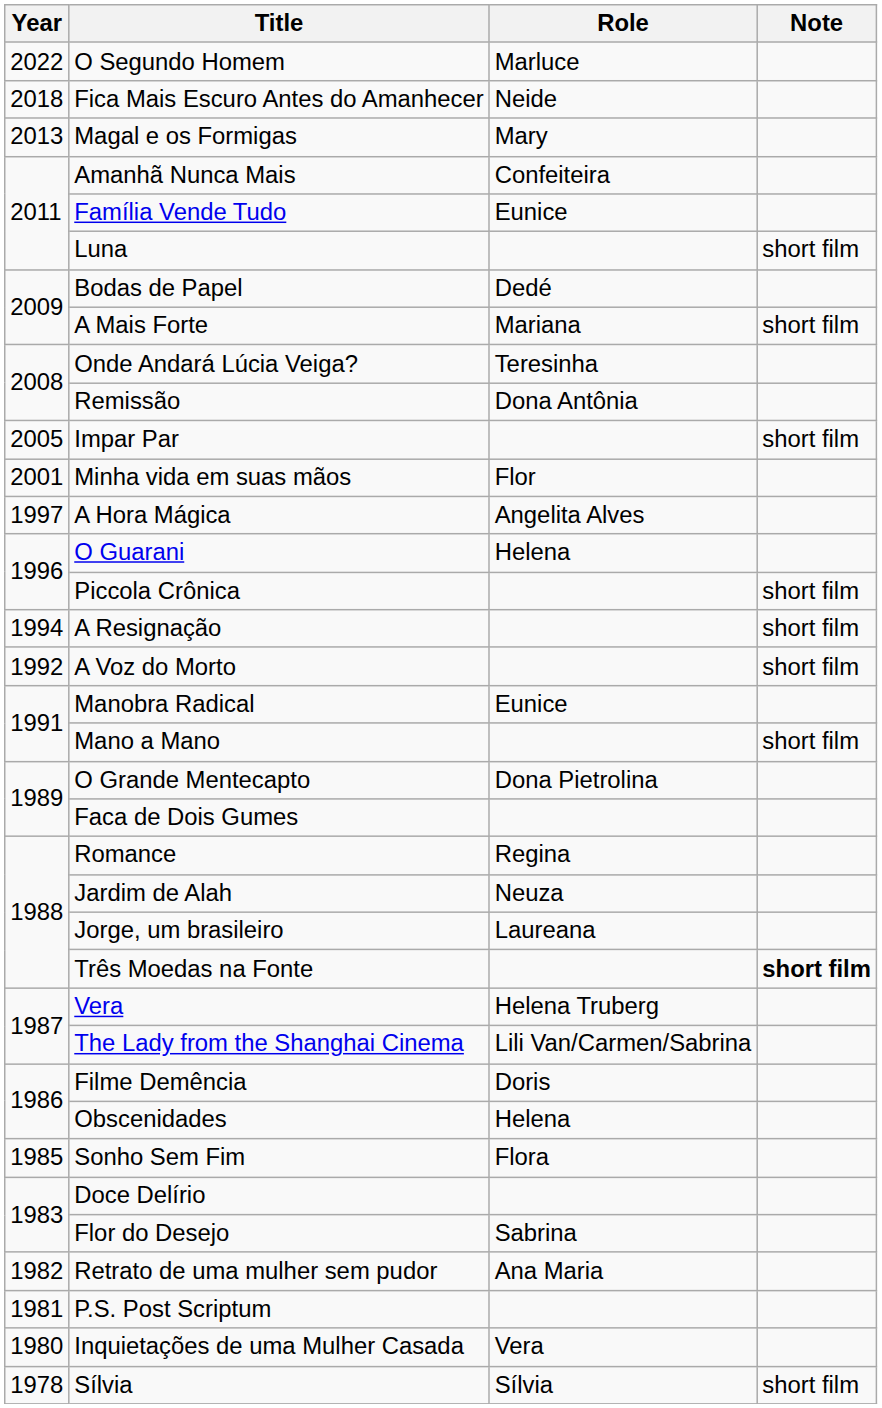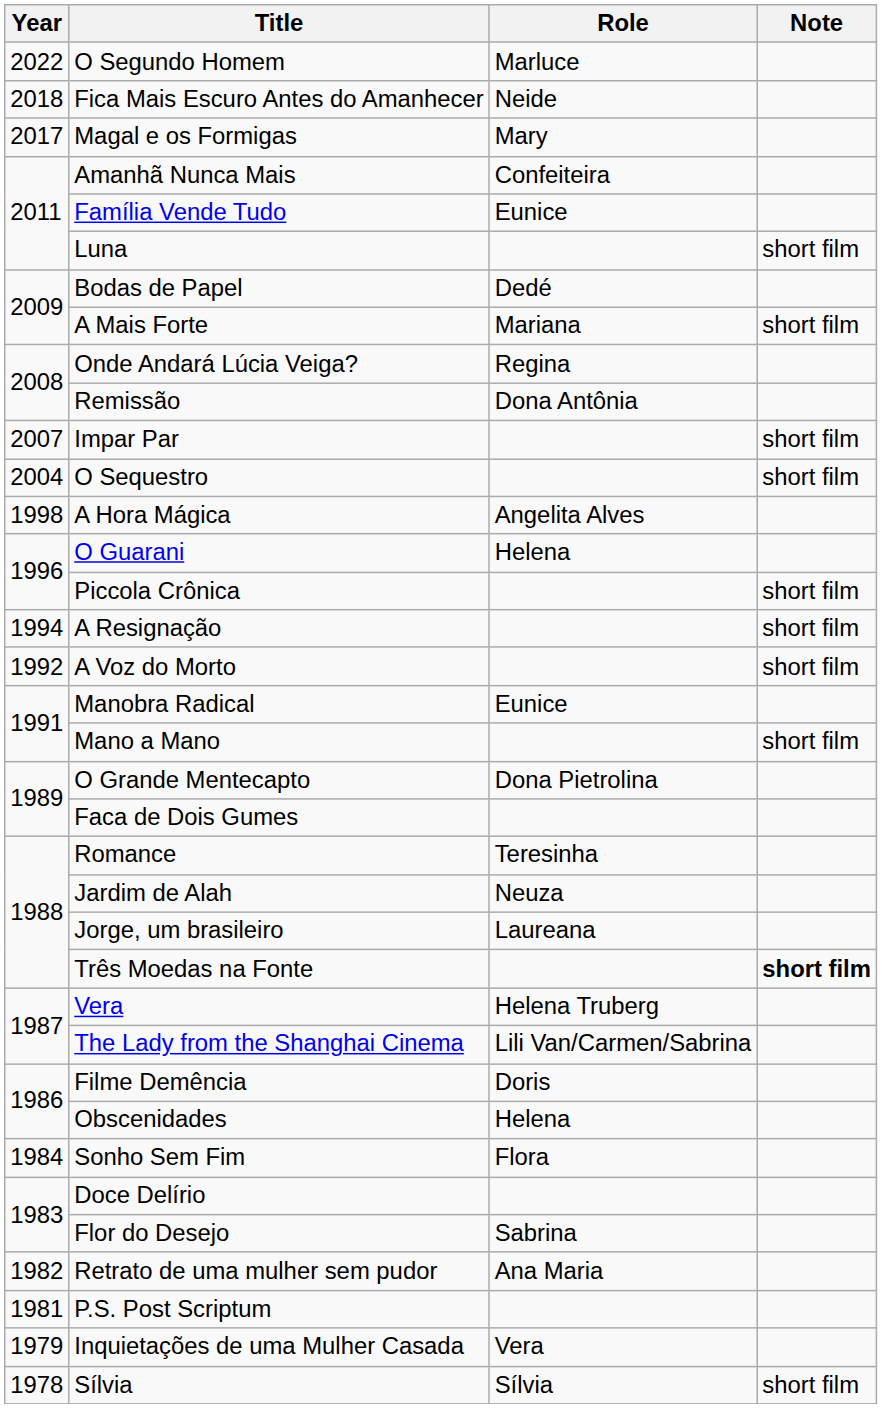(37, 136) 2013 -> (37, 136) 2017
(546, 363) Teresinha -> (532, 363) Regina
(37, 439) 2005 -> (37, 439) 2007
+ row: (141, 477)
- row: (213, 477)
(37, 514) 1997 -> (37, 514) 1998
(532, 855) Regina -> (546, 855) Teresinha
(37, 1157) 1985 -> (37, 1157) 1984
(37, 1346) 1980 -> (37, 1346) 1979
